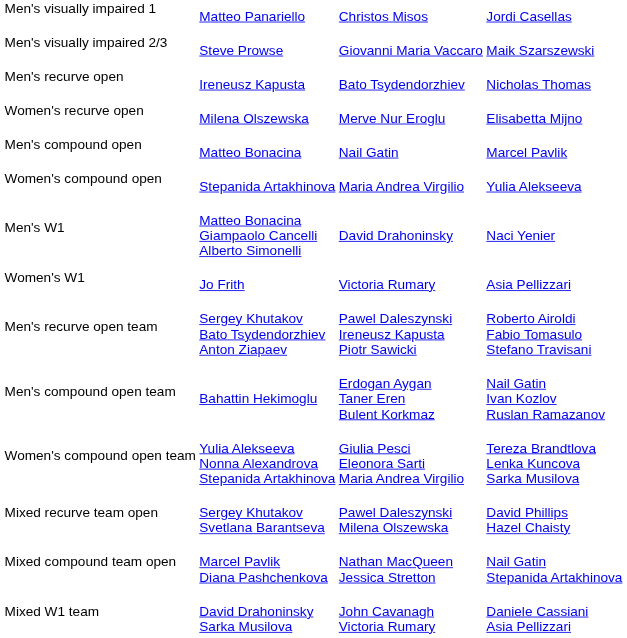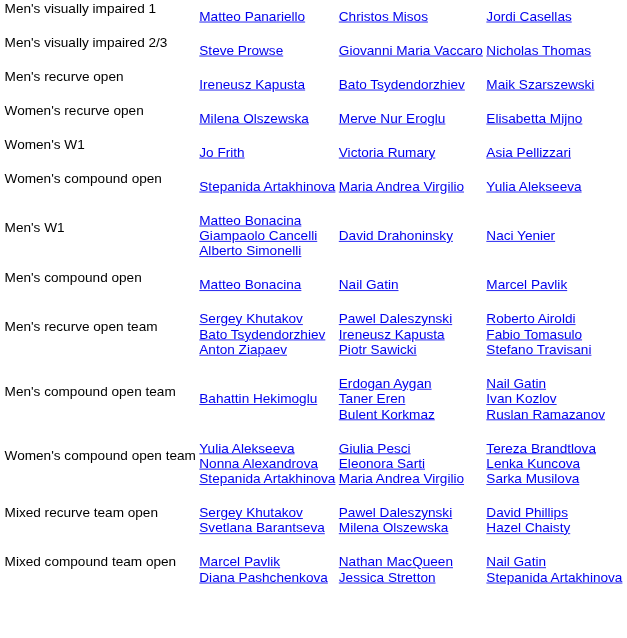(540, 50) Maik Szarszewski -> (539, 50) Nicholas Thomas
(539, 84) Nicholas Thomas -> (540, 84) Maik Szarszewski
rows swapped: (73, 144) <-> (45, 277)
- row: (52, 611)
